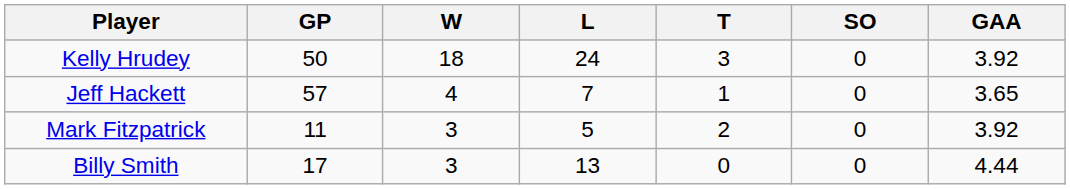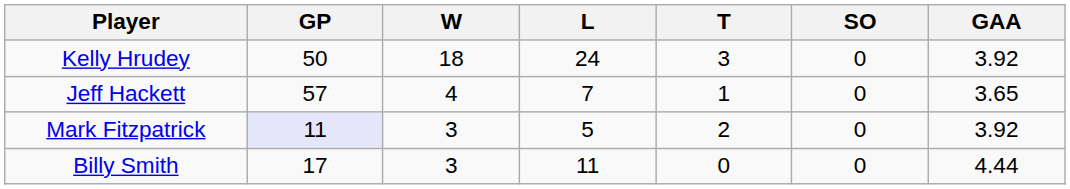(315, 129) no background -> (315, 129) lavender background
(588, 165) 13 -> (588, 165) 11
